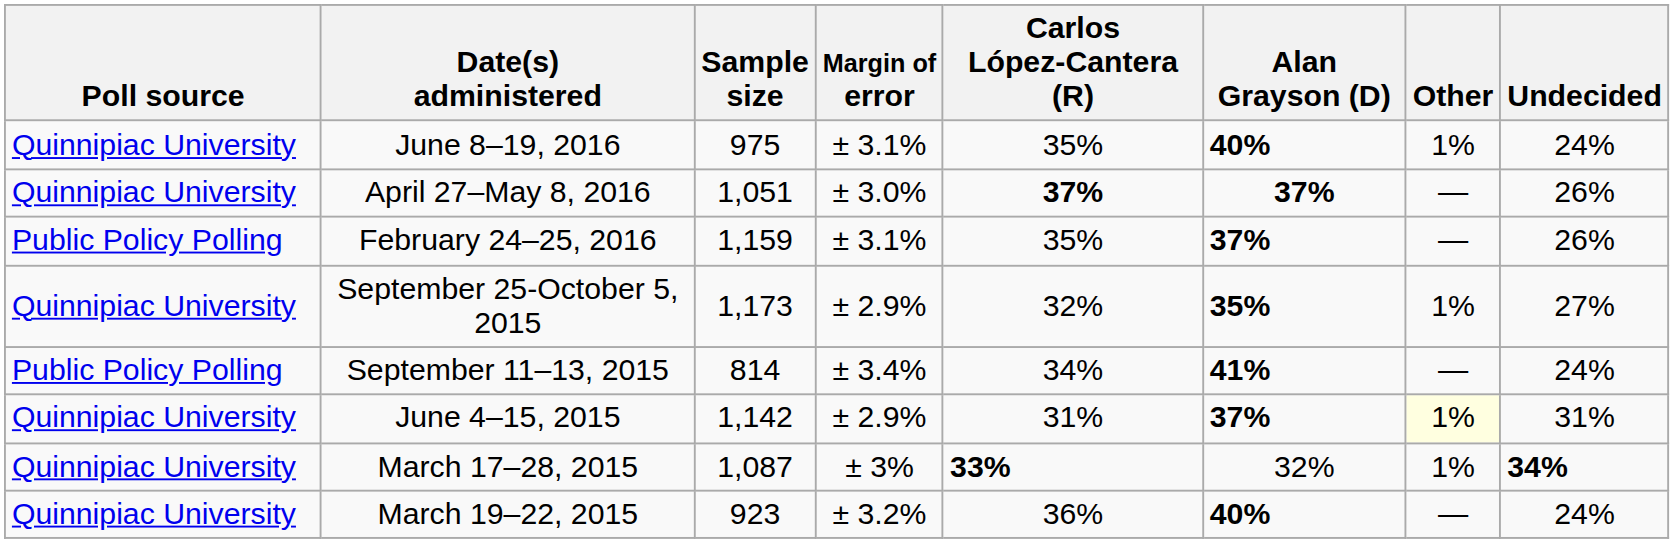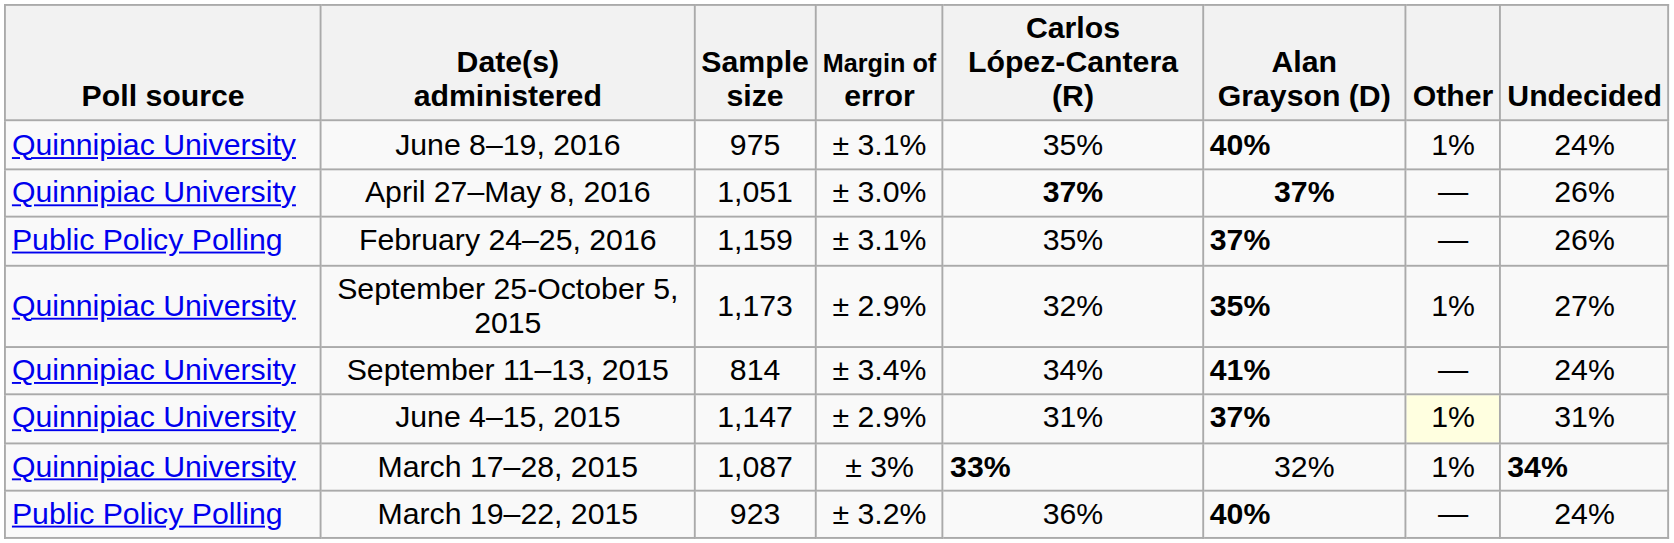(147, 370) Public Policy Polling -> (154, 370) Quinnipiac University
(755, 418) 1,142 -> (755, 418) 1,147
(154, 514) Quinnipiac University -> (147, 514) Public Policy Polling
